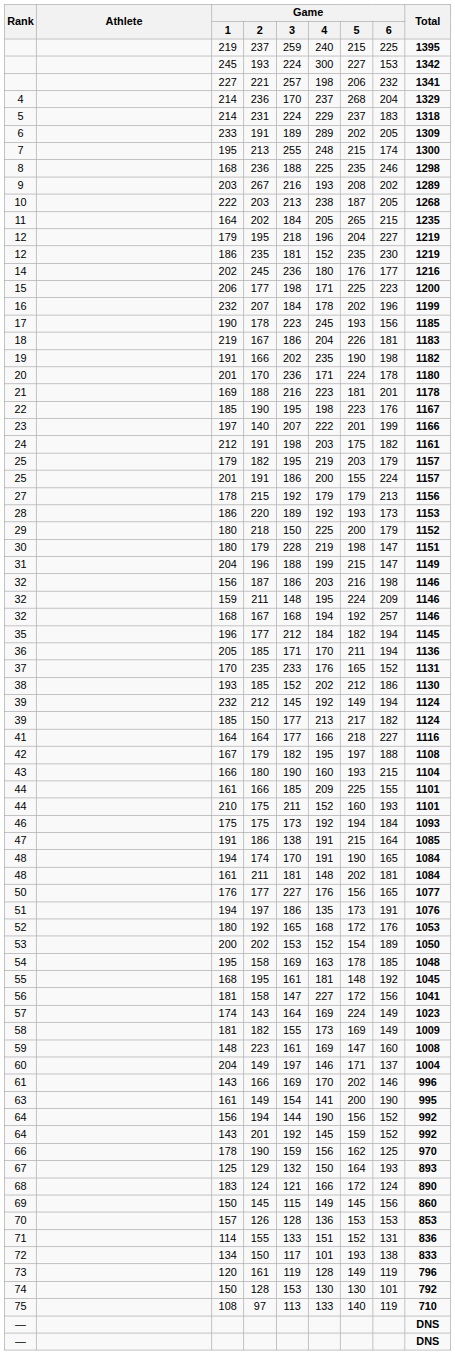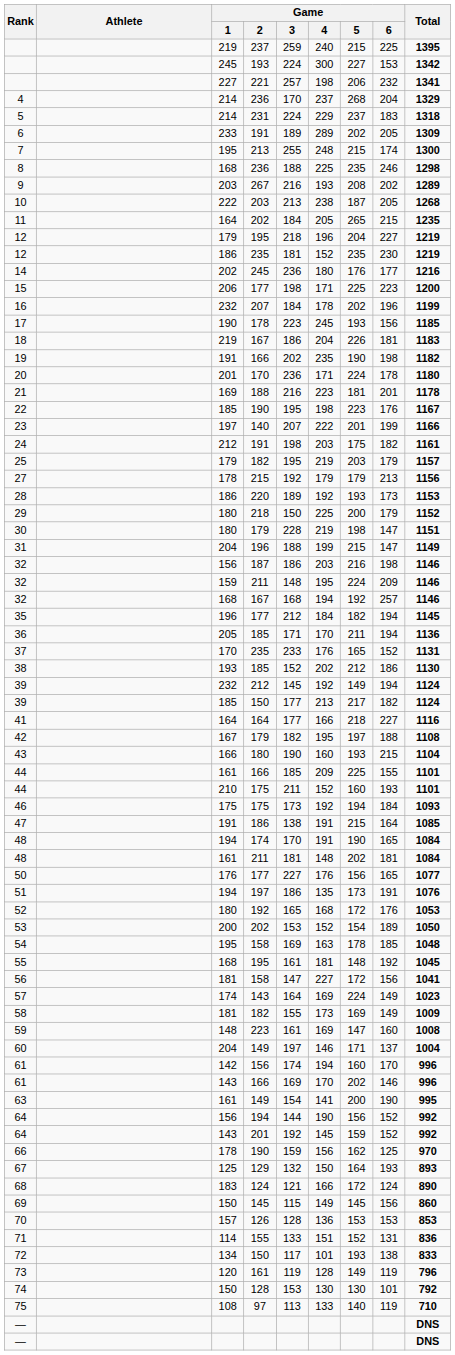- row: (20, 479)
+ row: (20, 1065)
